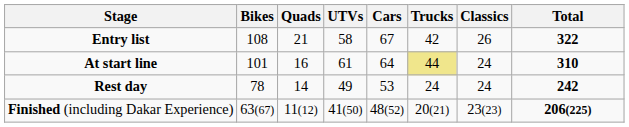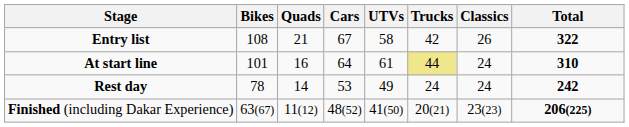columns swapped: (387, 15) <-> (345, 15)
